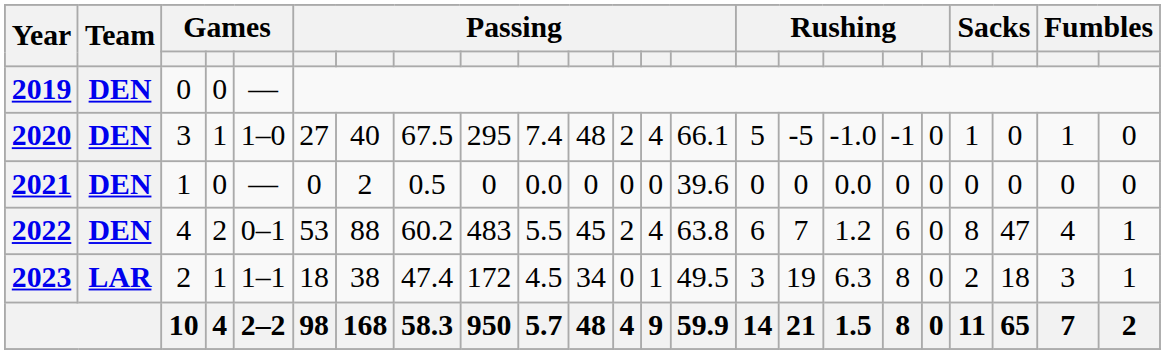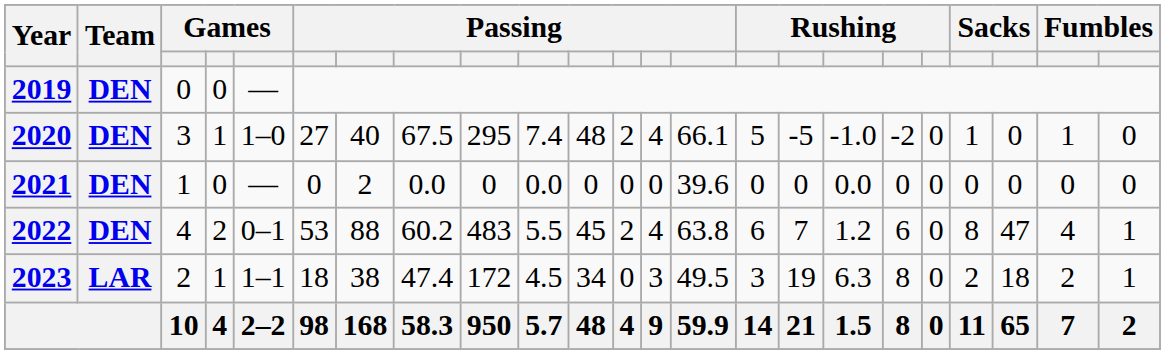(903, 136) -1 -> (903, 136) -2
(427, 183) 0.5 -> (427, 183) 0.0
(656, 277) 1 -> (656, 277) 3
(1068, 277) 3 -> (1068, 277) 2
